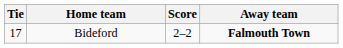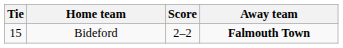(16, 33) 17 -> (16, 33) 15
